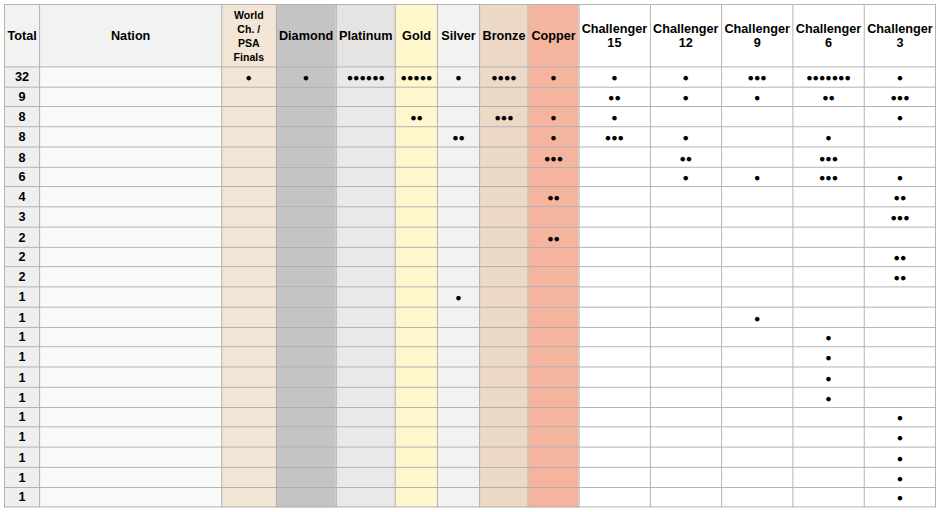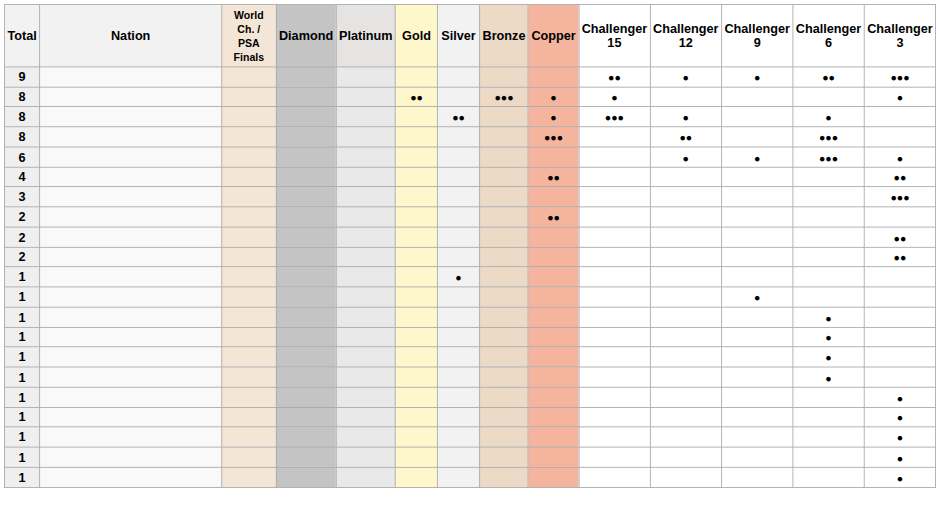- row: (22, 77)
